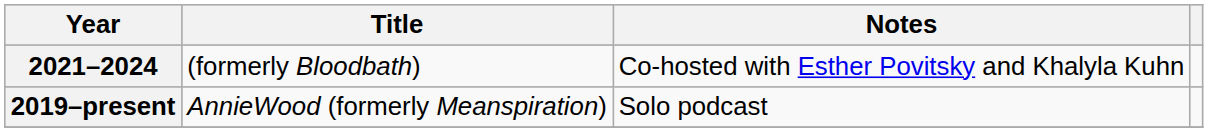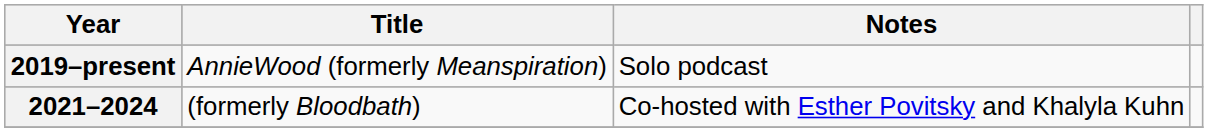rows swapped: (93, 106) <-> (93, 65)
